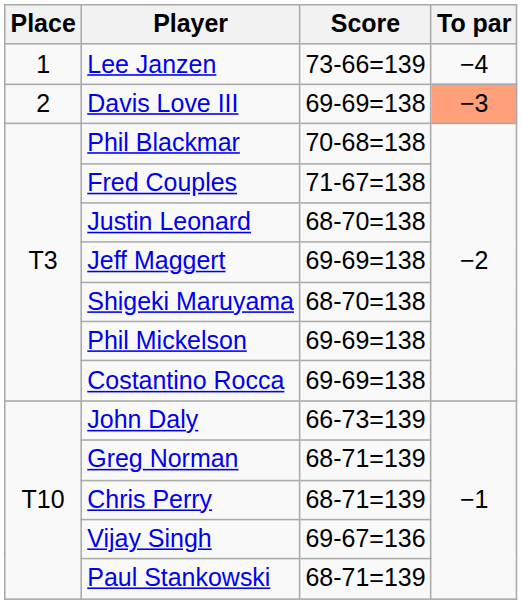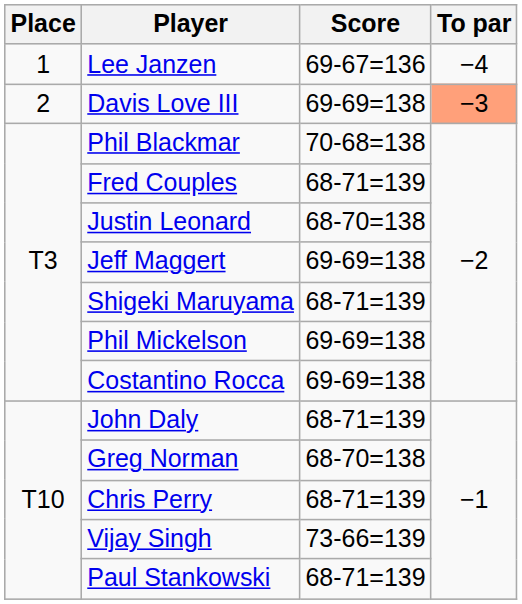(366, 63) 73-66=139 -> (366, 63) 69-67=136
(366, 182) 71-67=138 -> (366, 182) 68-71=139
(366, 301) 68-70=138 -> (366, 301) 68-71=139
(366, 420) 66-73=139 -> (366, 420) 68-71=139
(366, 459) 68-71=139 -> (366, 459) 68-70=138
(366, 538) 69-67=136 -> (366, 538) 73-66=139
